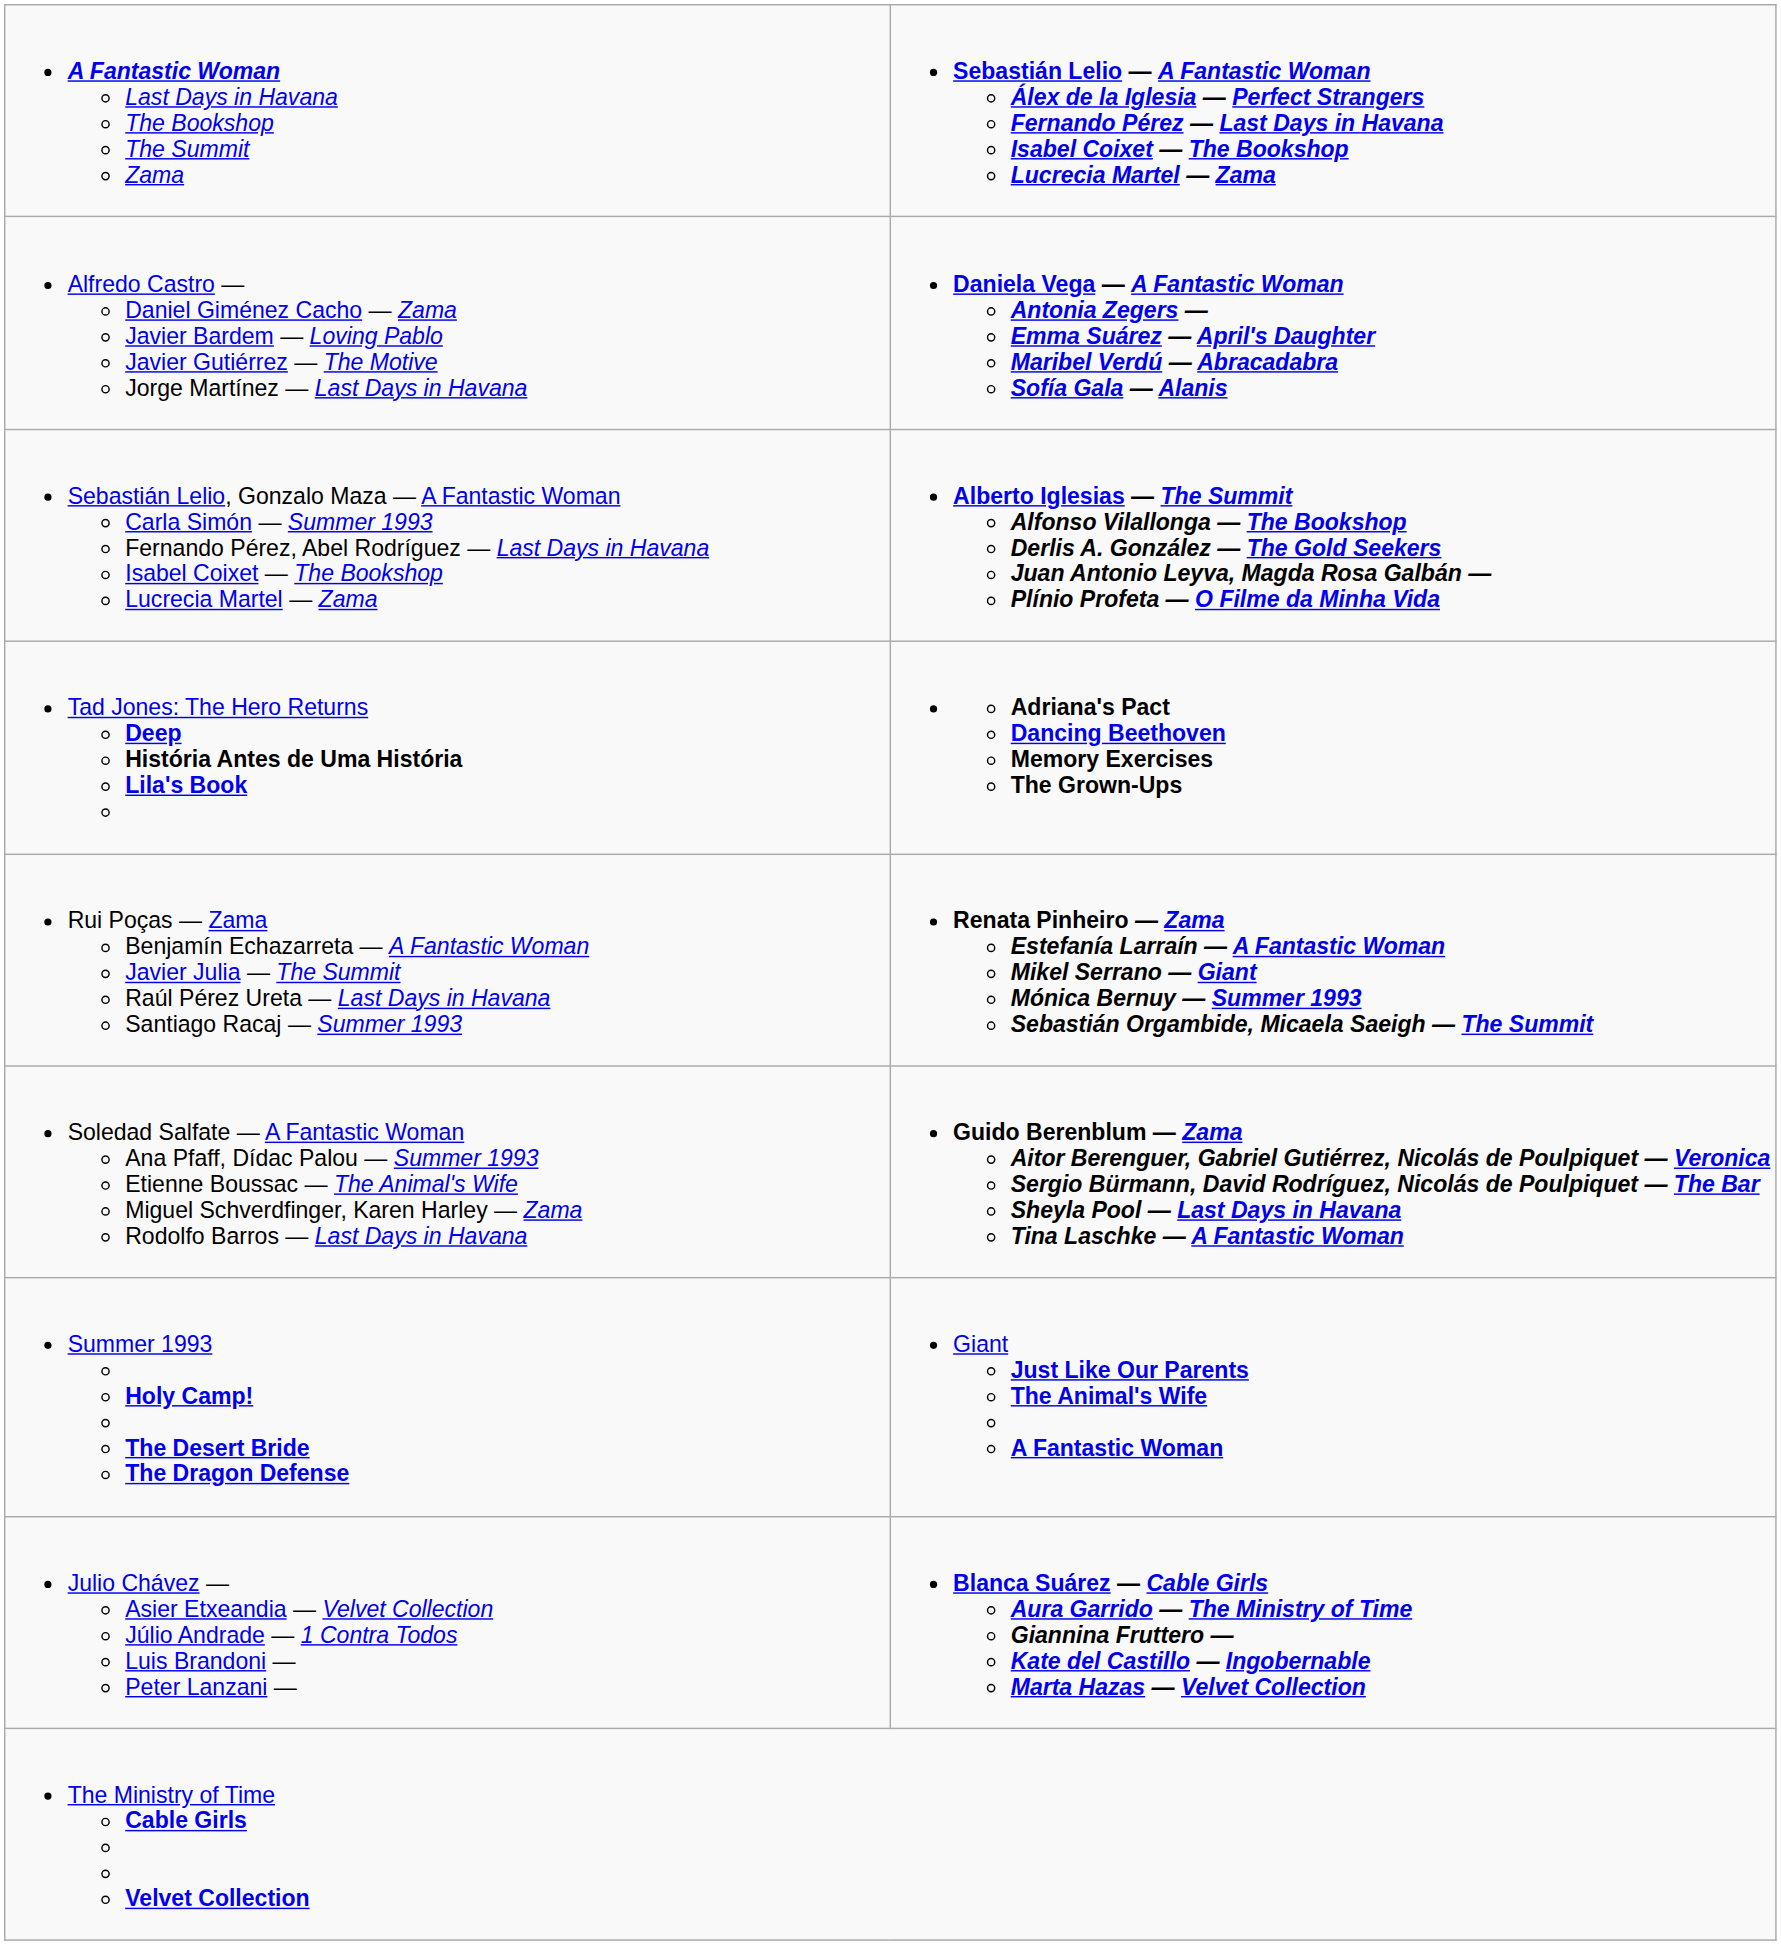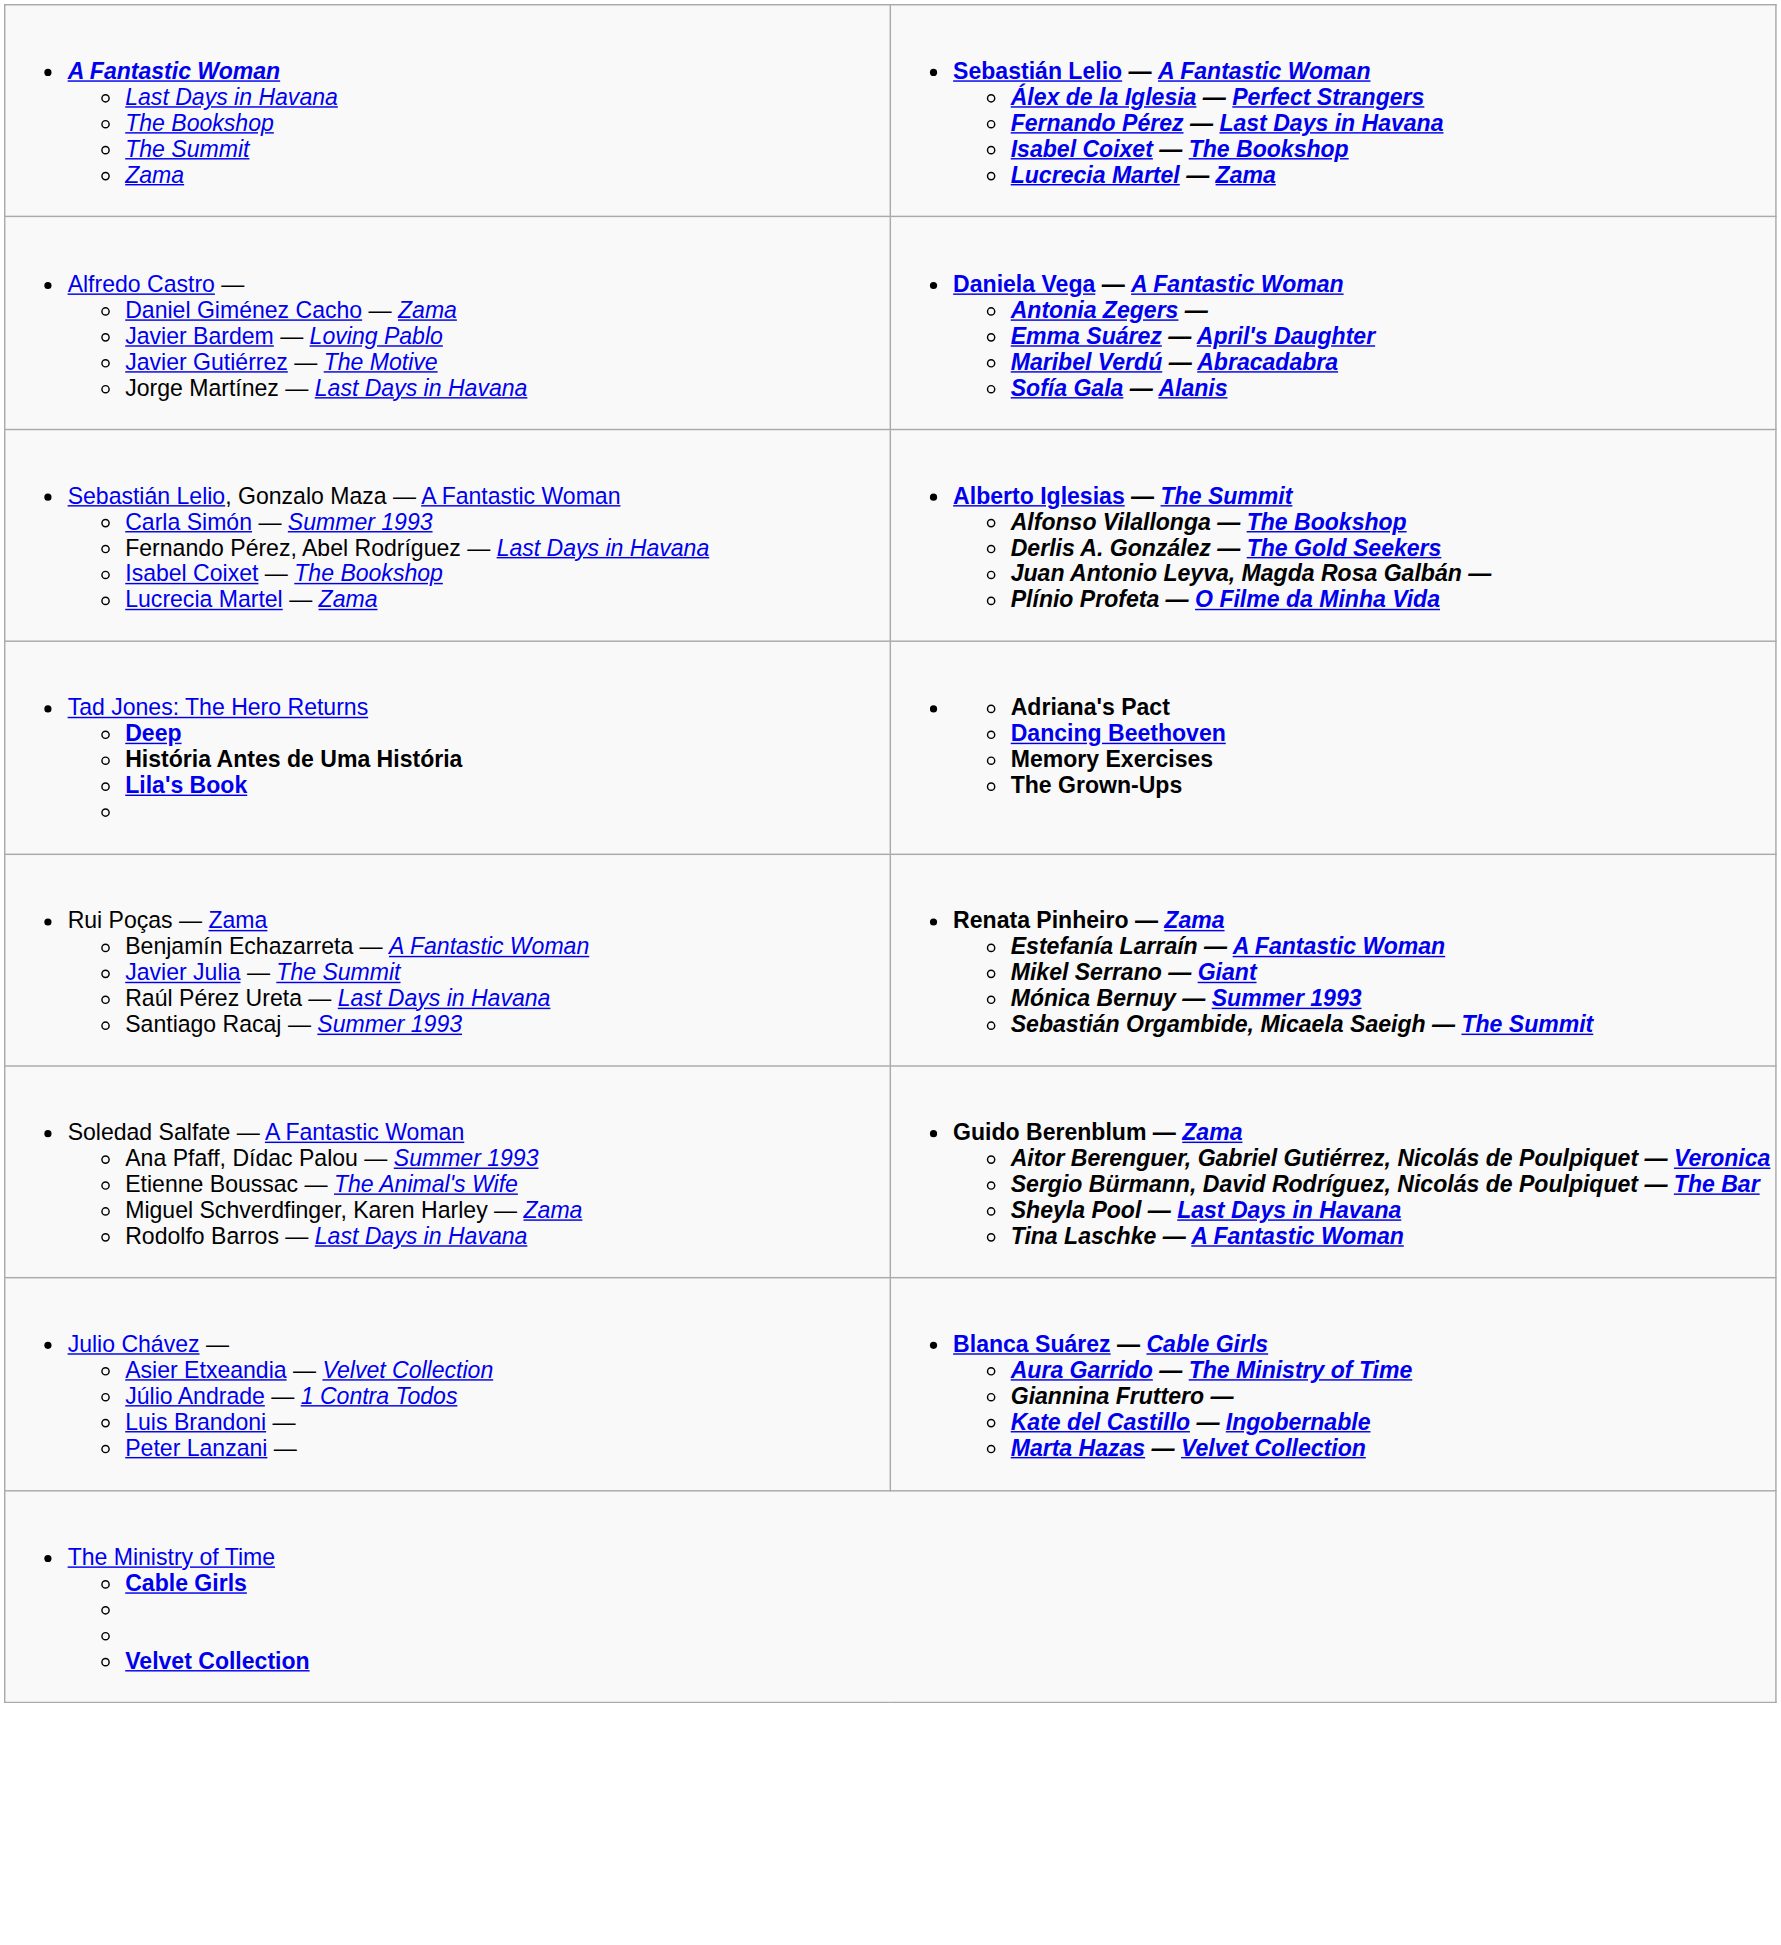- row: (447, 1410)
